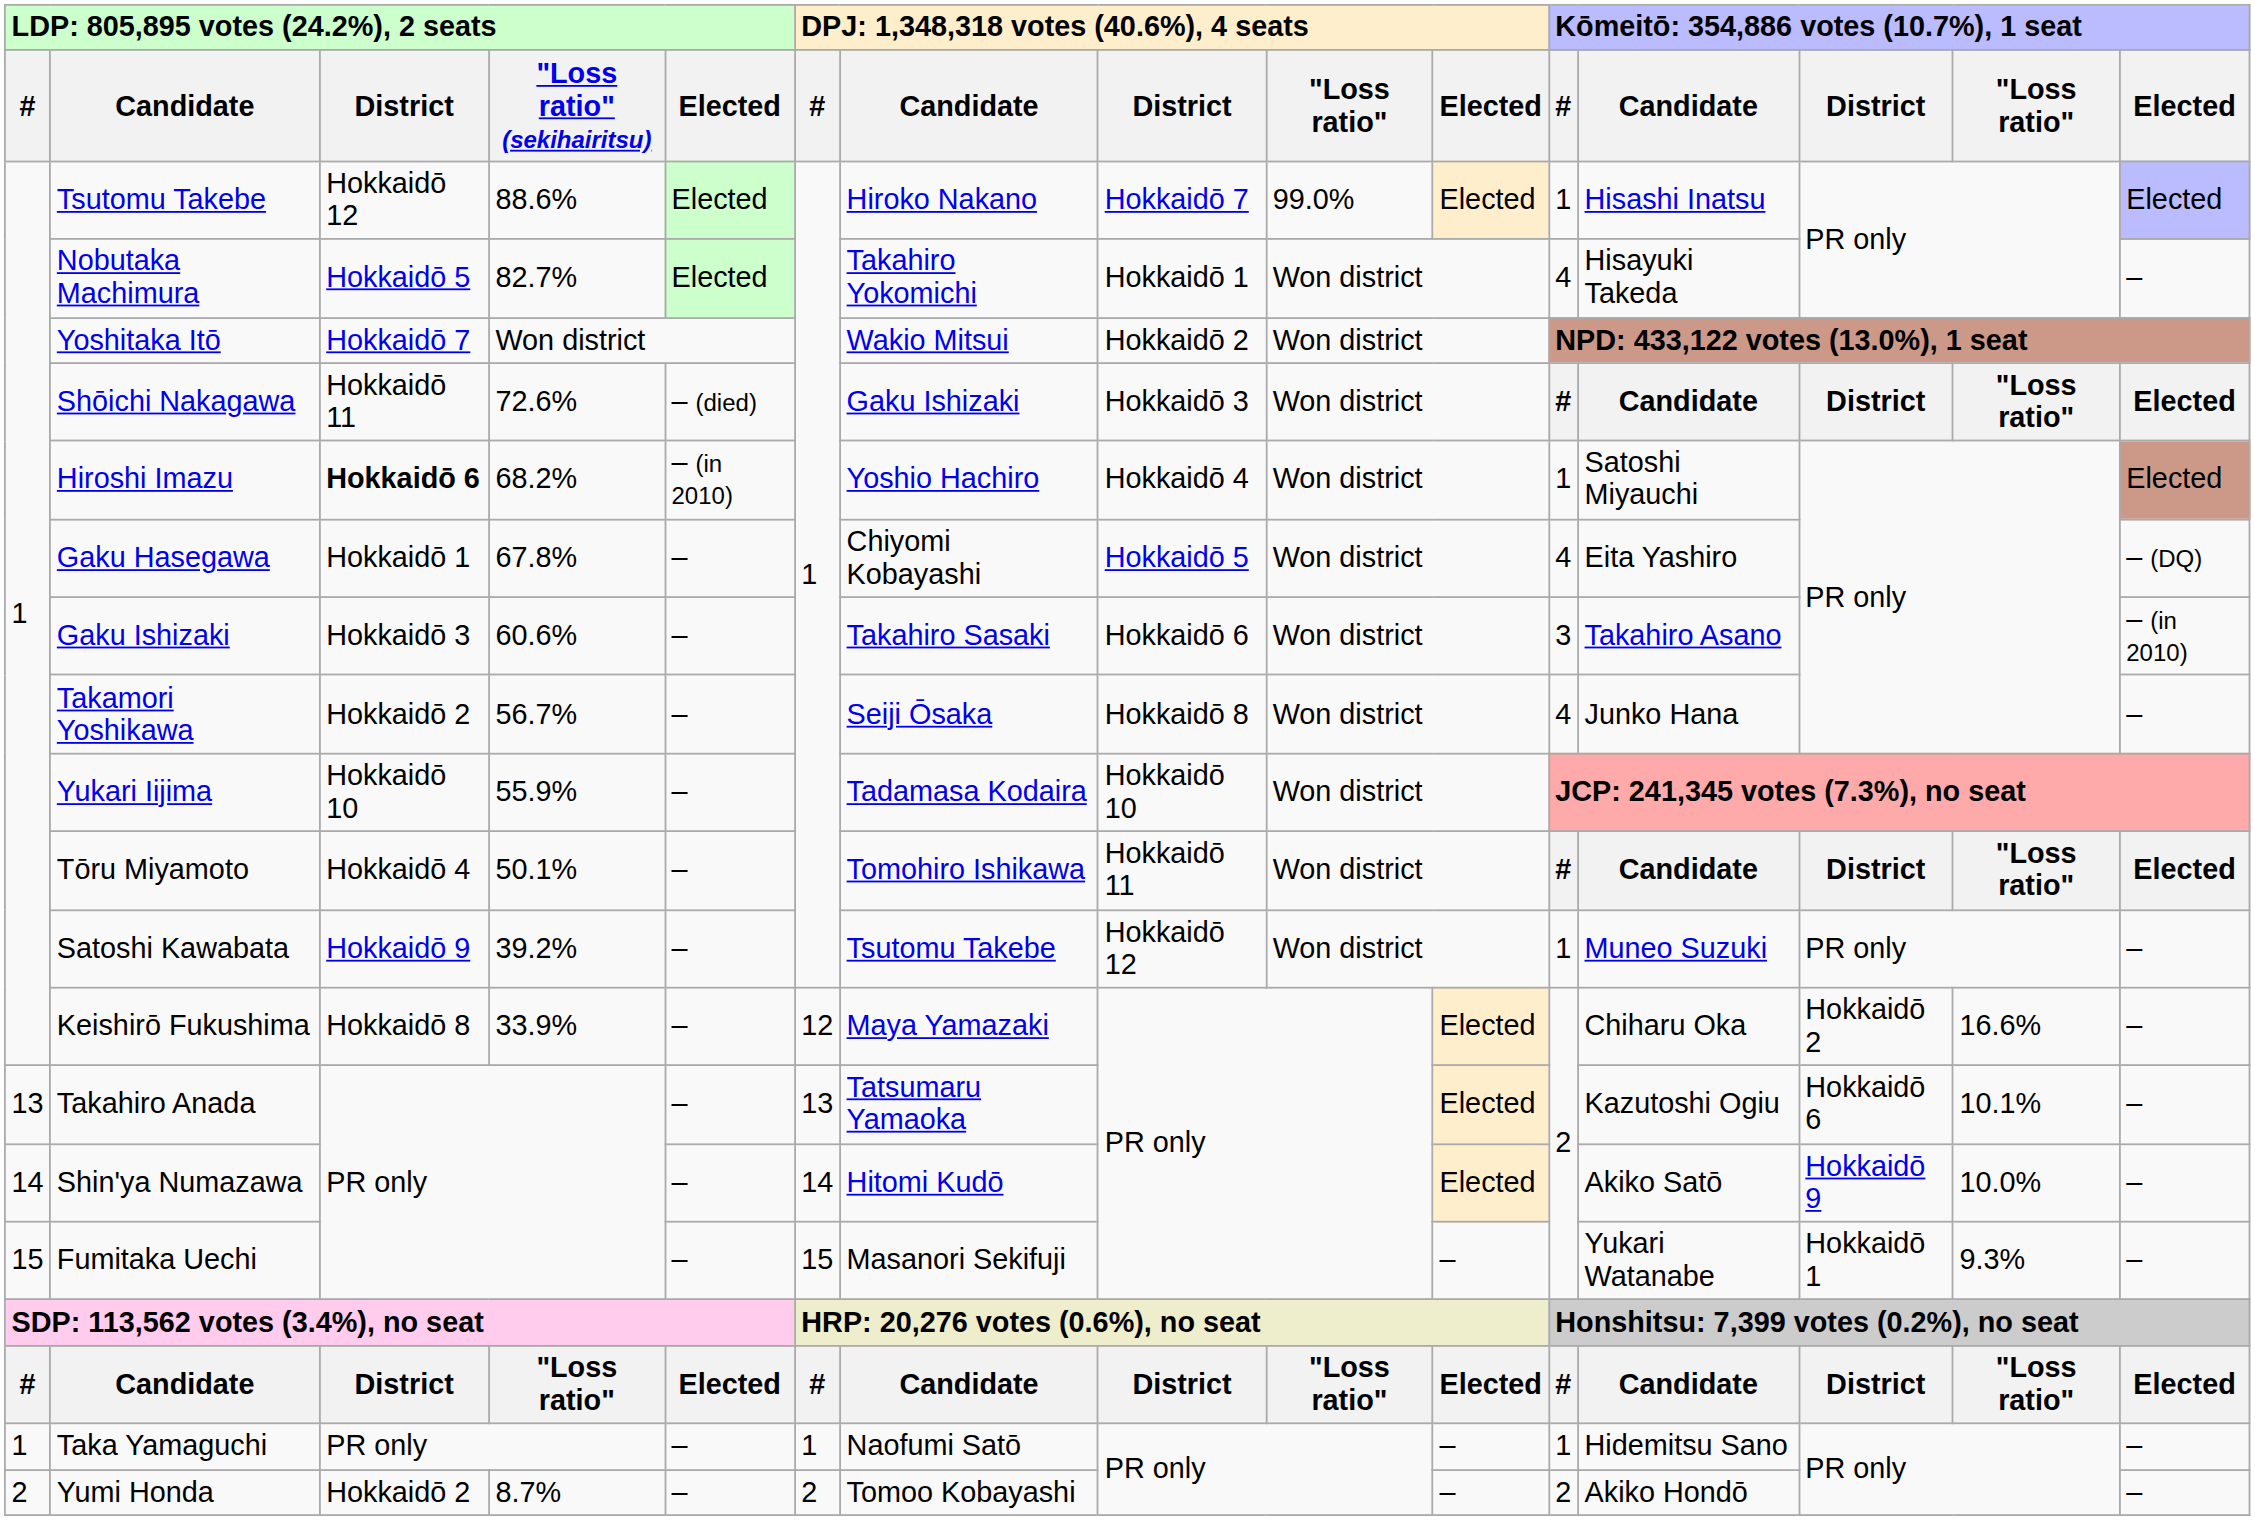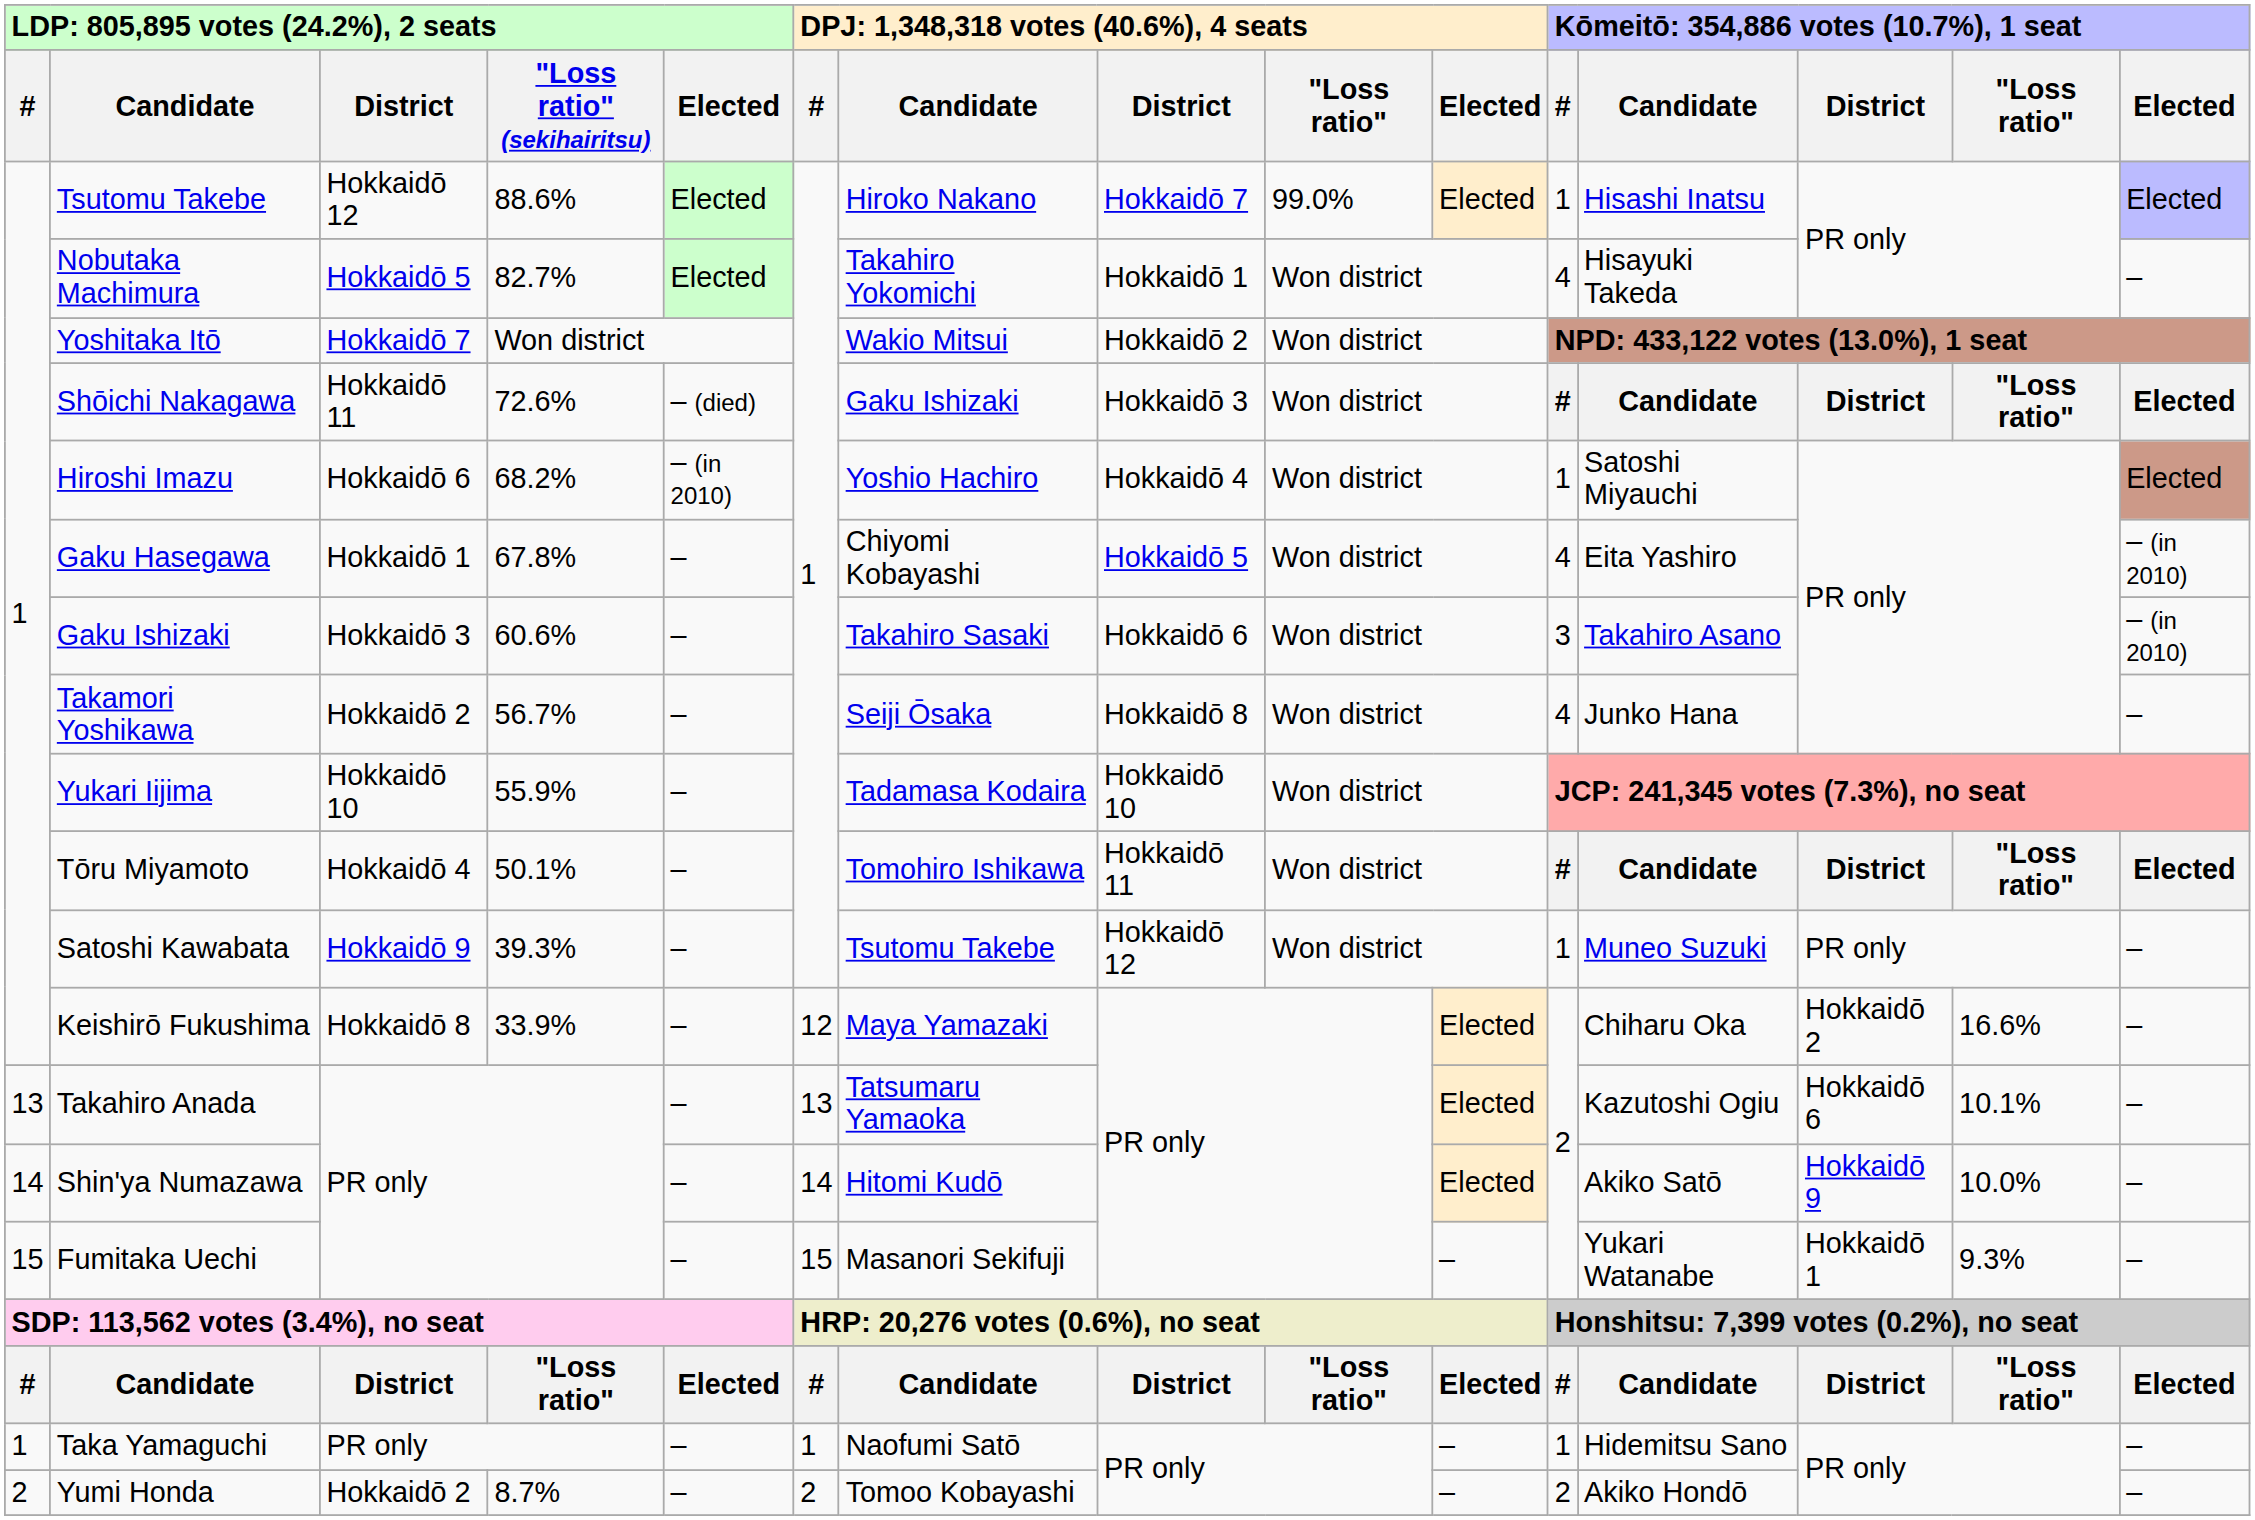(403, 479) bold -> (398, 479) normal
(2164, 557) – (DQ) -> (2157, 557) – (in 2010)
(536, 948) 39.2% -> (535, 948) 39.3%
